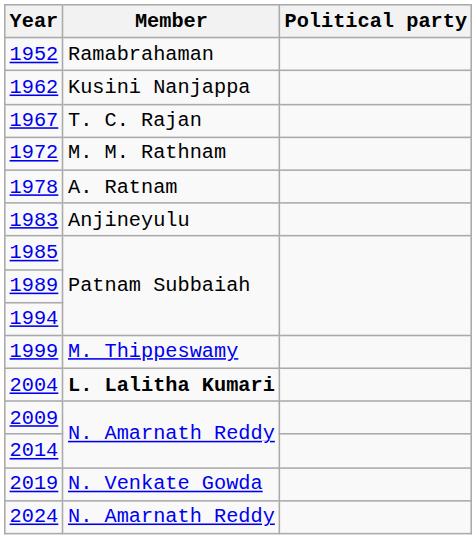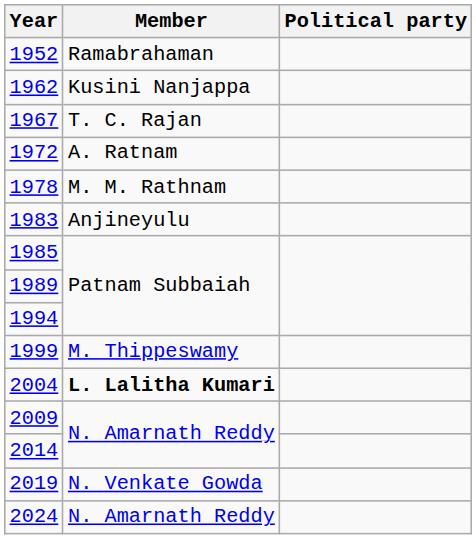(147, 154) M. M. Rathnam -> (123, 154) A. Ratnam
(123, 187) A. Ratnam -> (147, 187) M. M. Rathnam
